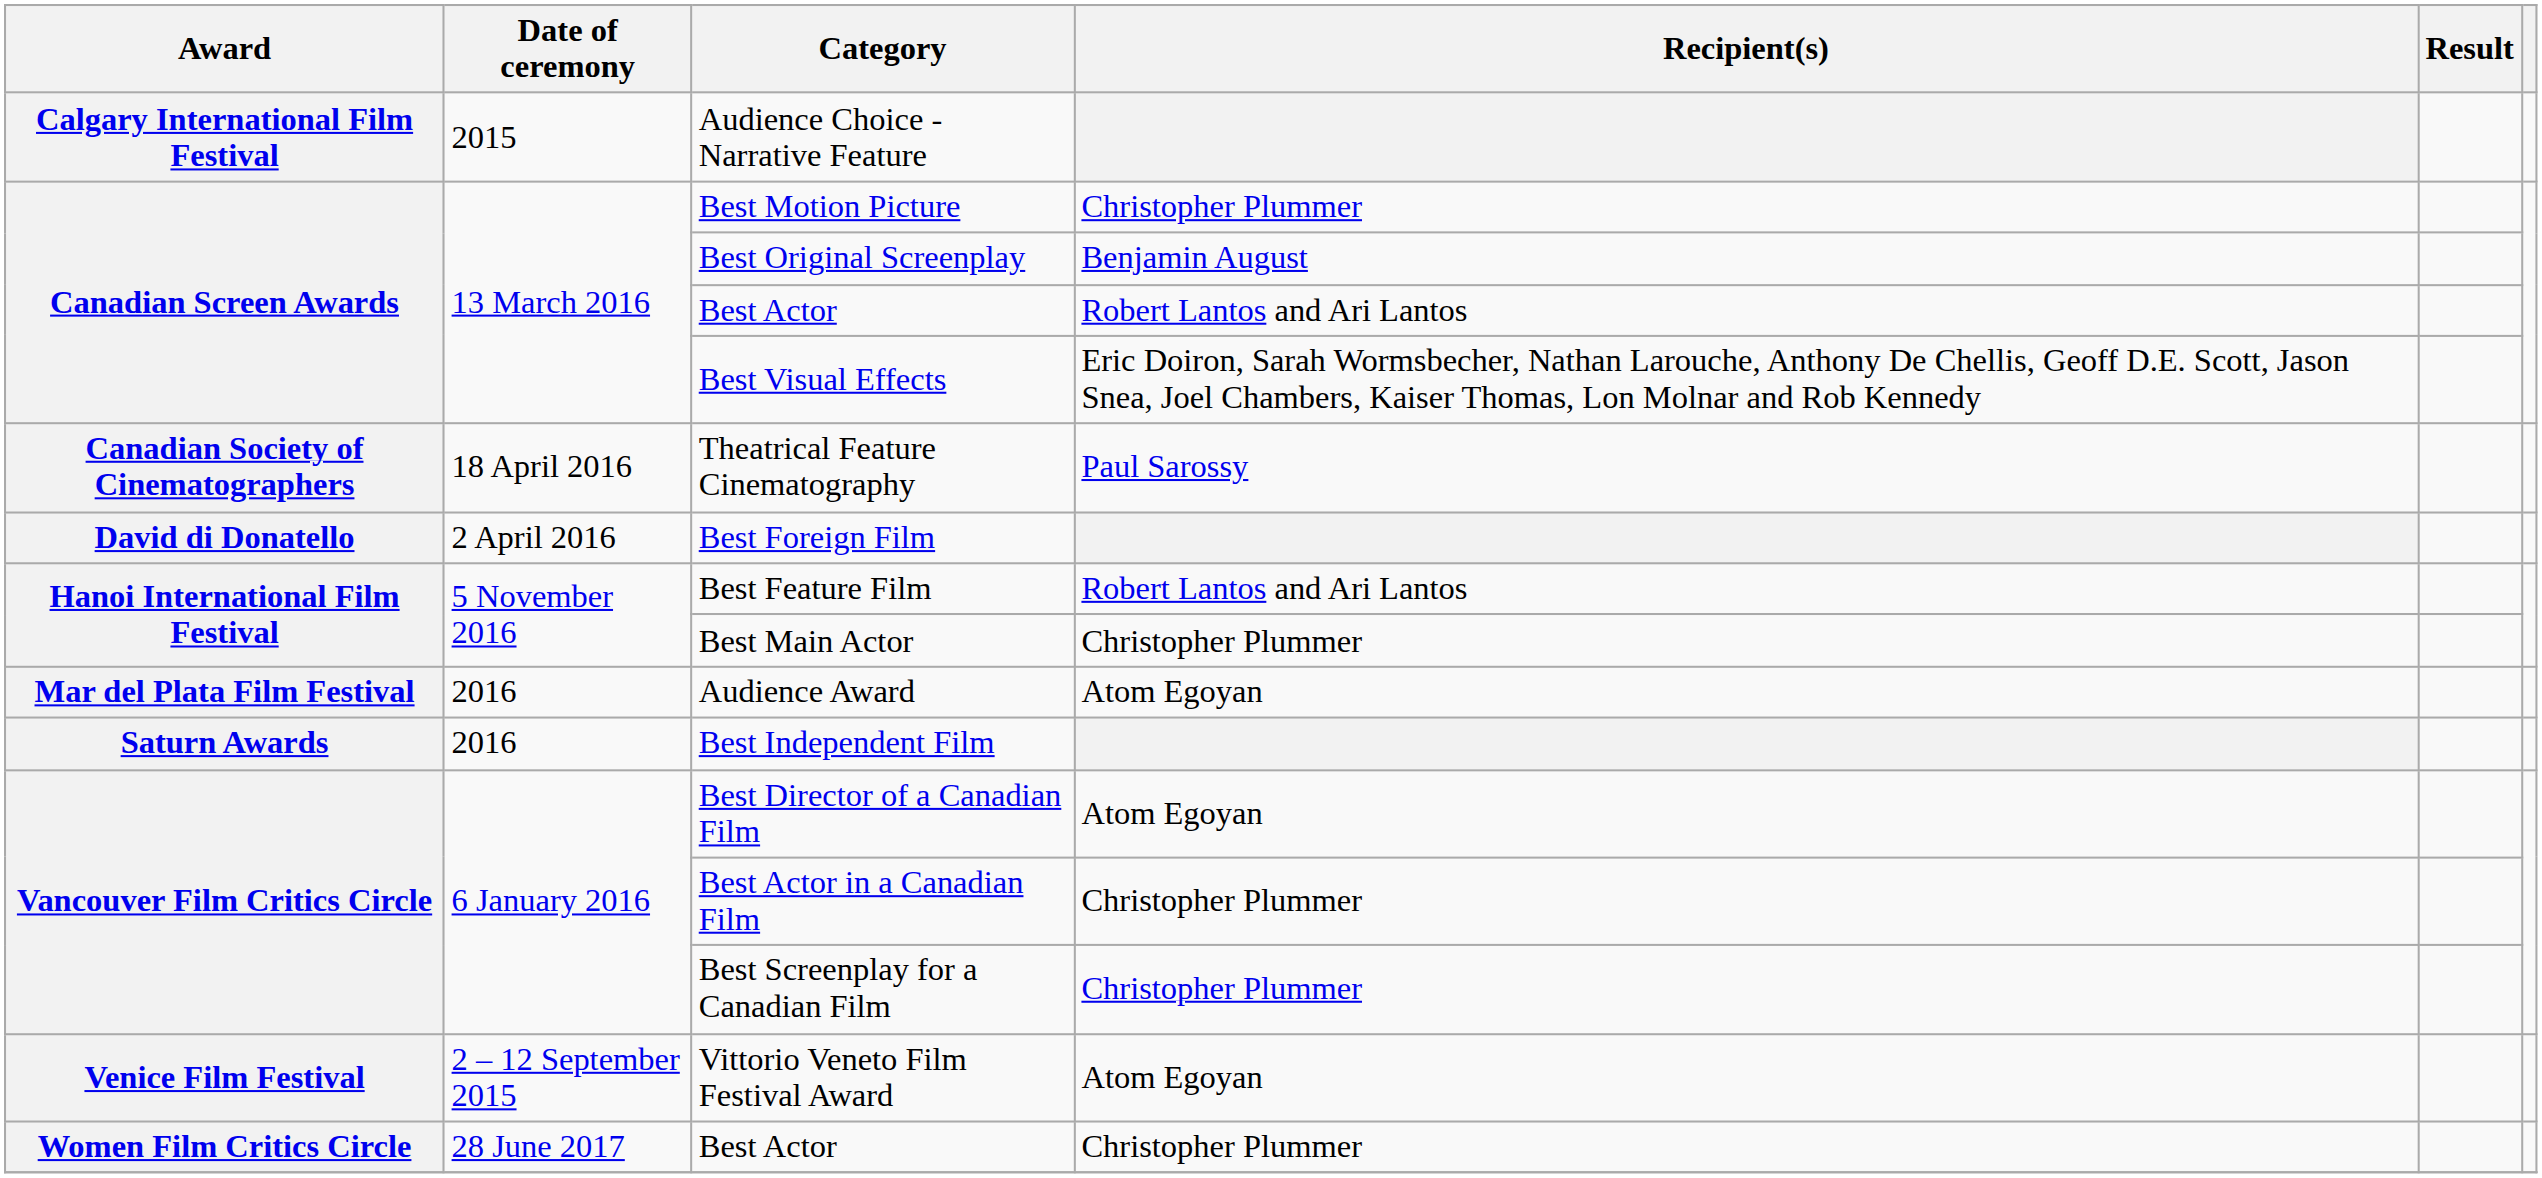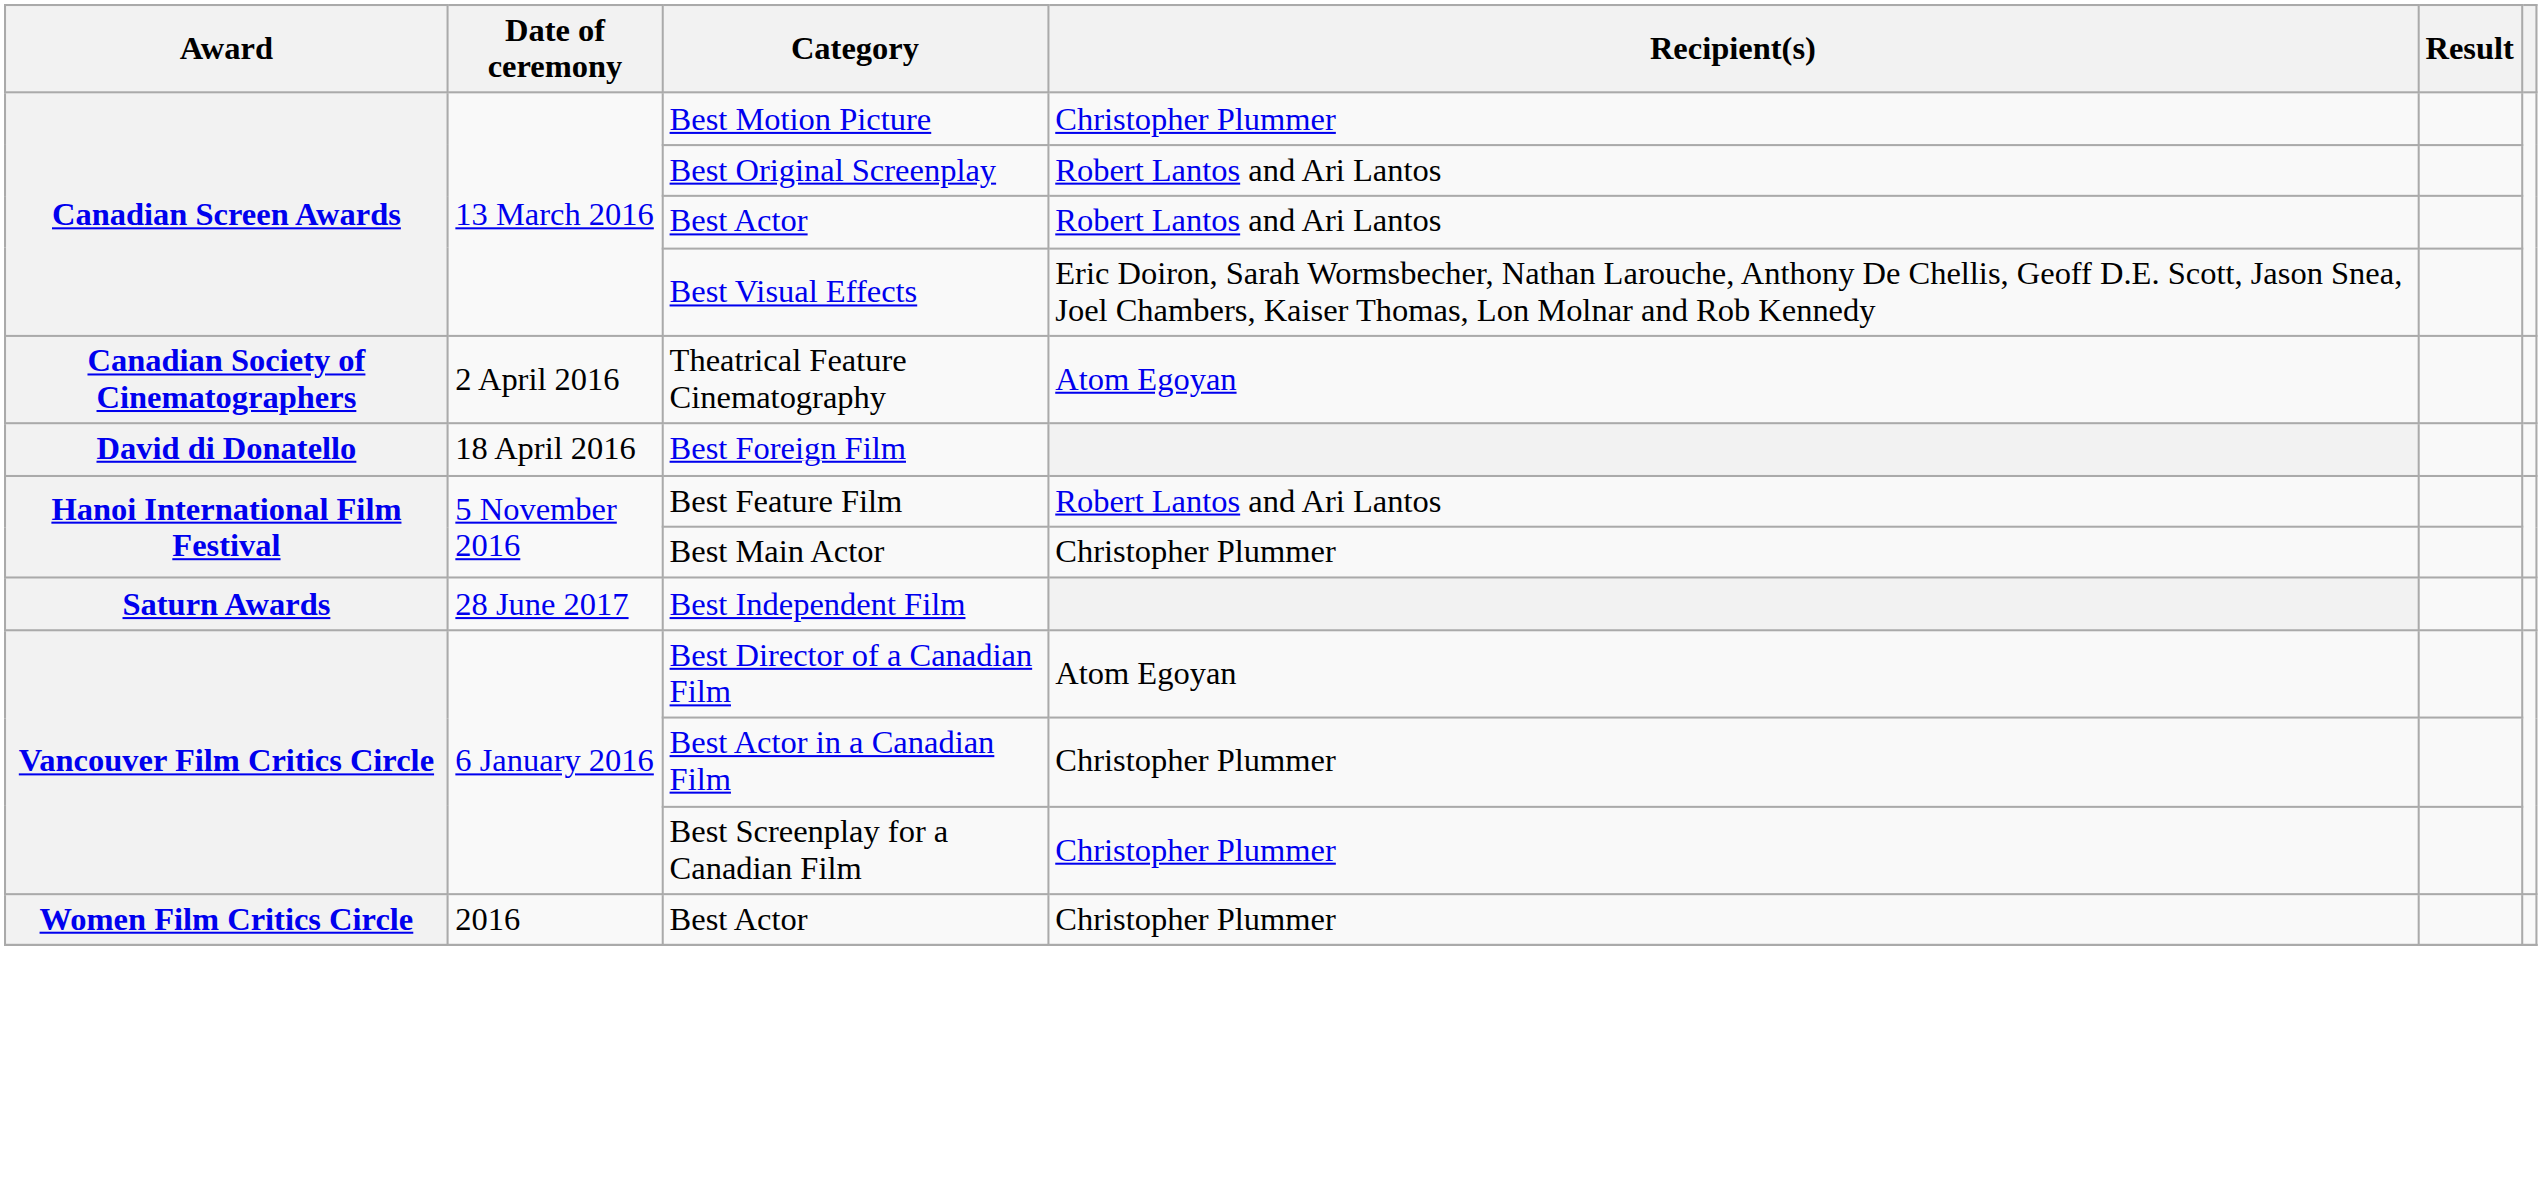- row: (225, 136)
(1195, 257) Benjamin August -> (1248, 169) Robert Lantos and Ari Lantos
(542, 467) 18 April 2016 -> (537, 379) 2 April 2016
(1165, 467) Paul Sarossy -> (1146, 379) Atom Egoyan
(534, 536) 2 April 2016 -> (546, 448) 18 April 2016
- row: (225, 691)
(484, 743) 2016 -> (542, 603) 28 June 2017
- row: (225, 1076)
(538, 1146) 28 June 2017 -> (488, 919) 2016
